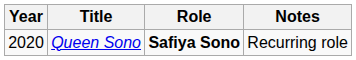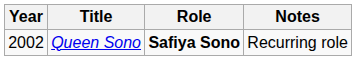(26, 42) 2020 -> (26, 42) 2002
